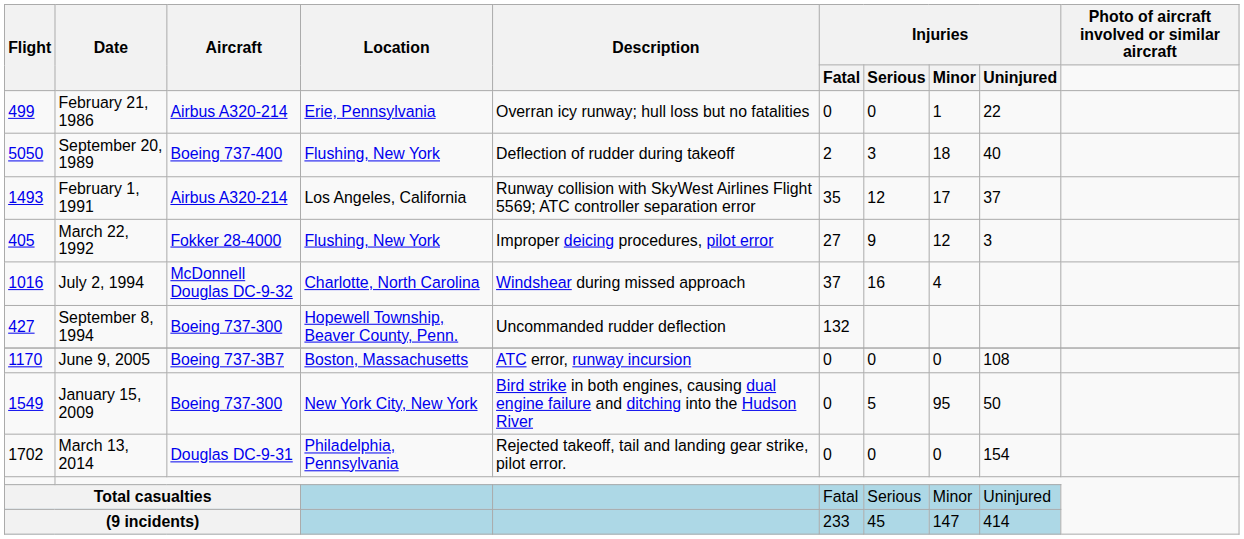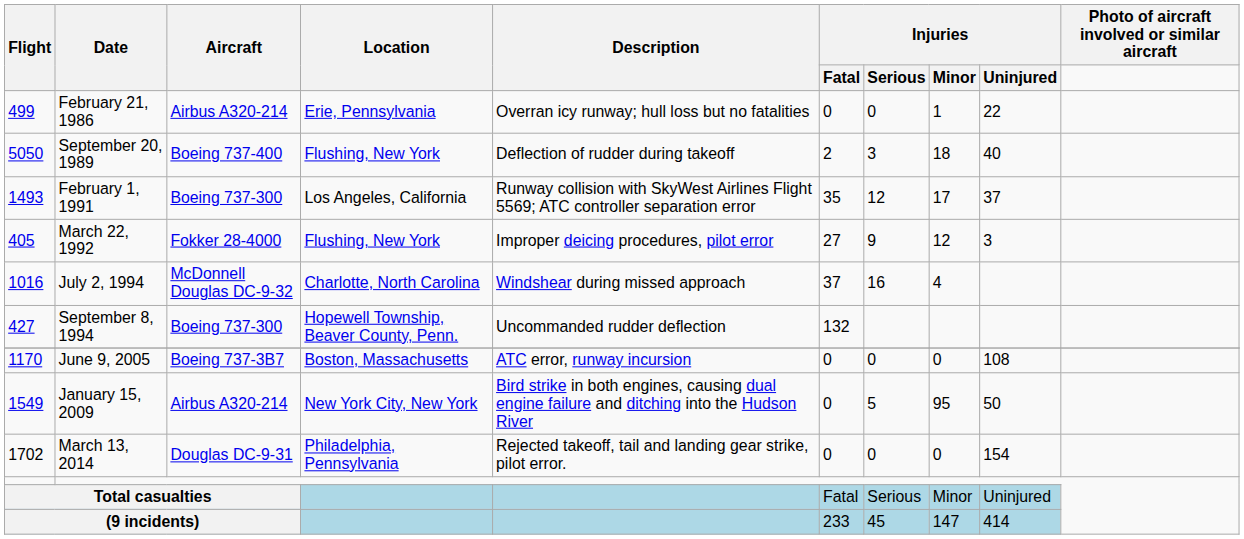(229, 197) Airbus A320-214 -> (226, 197) Boeing 737-300
(226, 403) Boeing 737-300 -> (229, 403) Airbus A320-214
